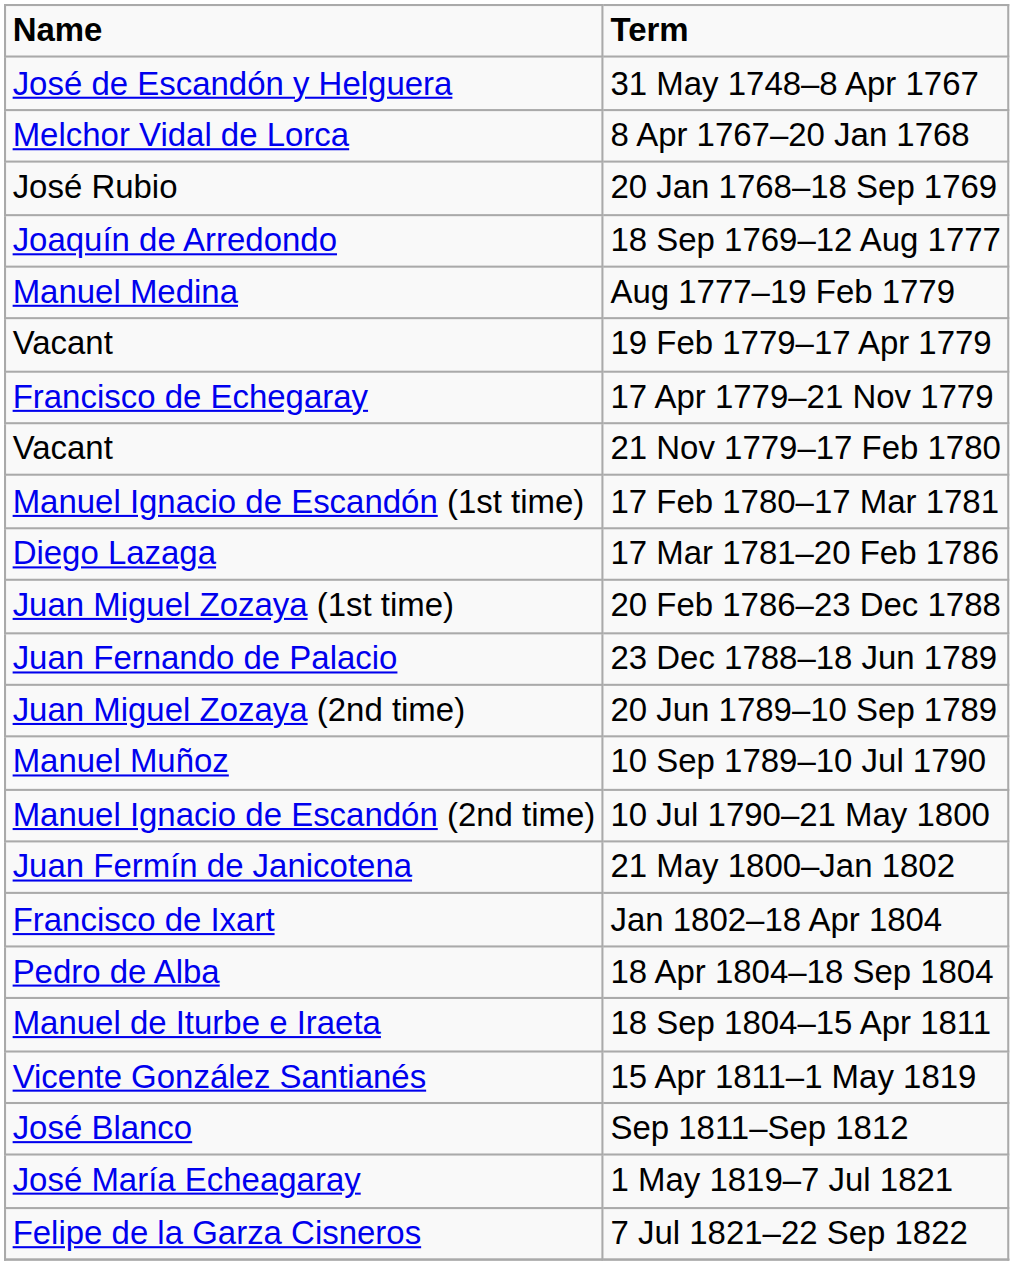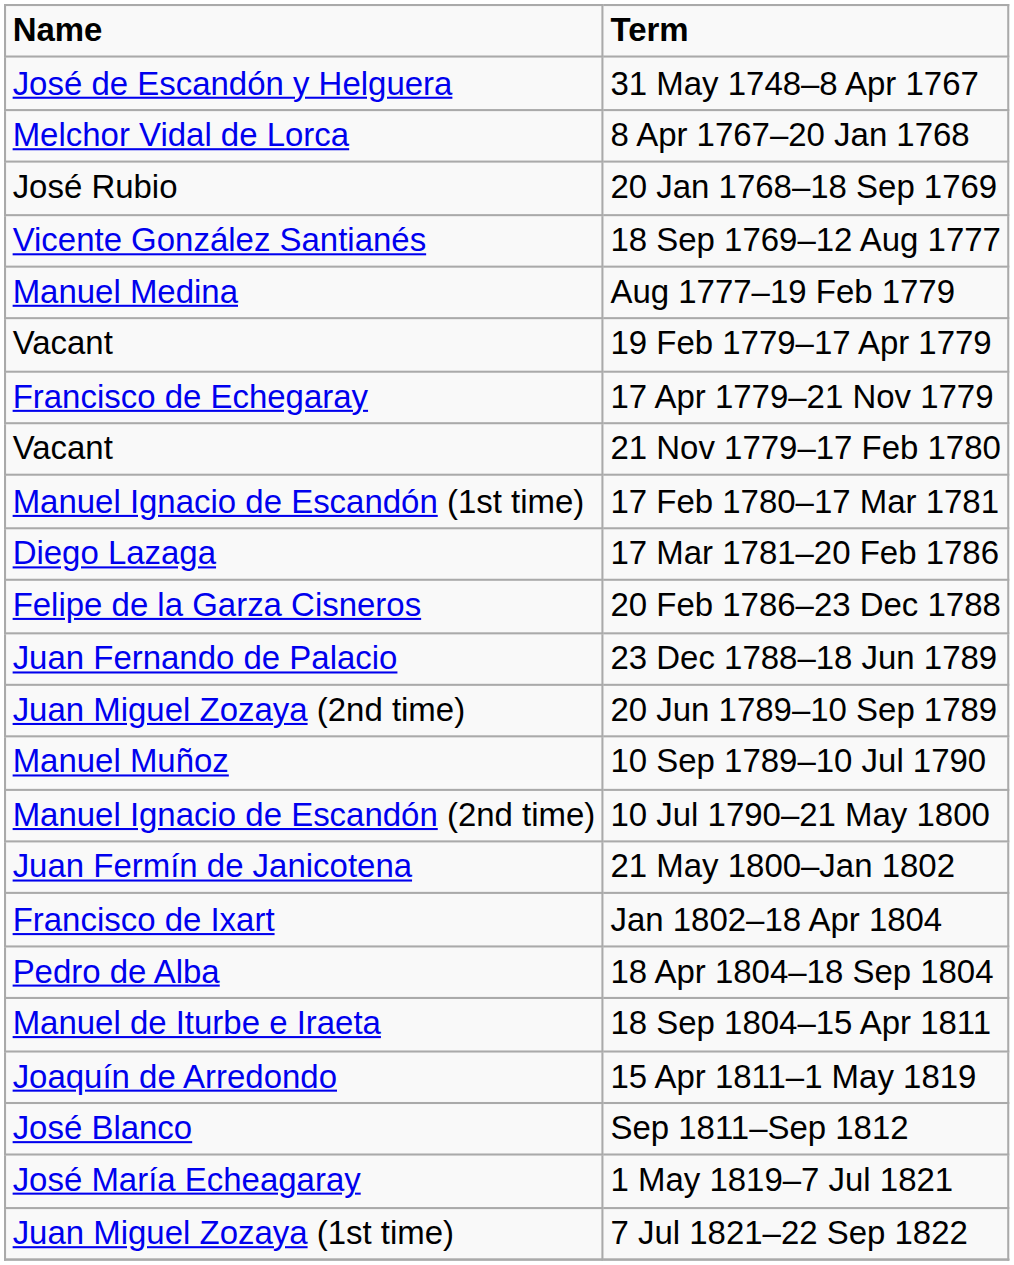(175, 239) Joaquín de Arredondo -> (219, 239) Vicente González Santianés
(233, 605) Juan Miguel Zozaya (1st time) -> (217, 605) Felipe de la Garza Cisneros
(219, 1076) Vicente González Santianés -> (175, 1076) Joaquín de Arredondo
(217, 1232) Felipe de la Garza Cisneros -> (233, 1232) Juan Miguel Zozaya (1st time)
